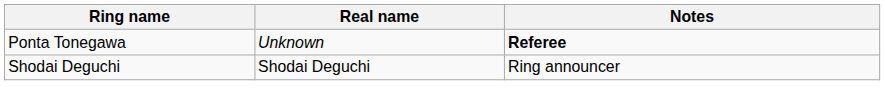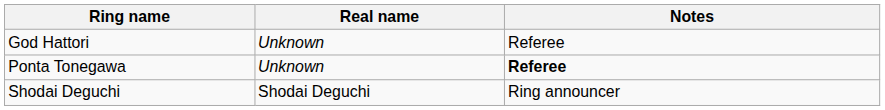+ row: (49, 42)
